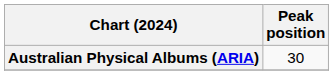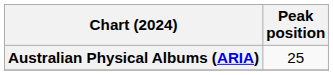(296, 57) 30 -> (296, 57) 25
